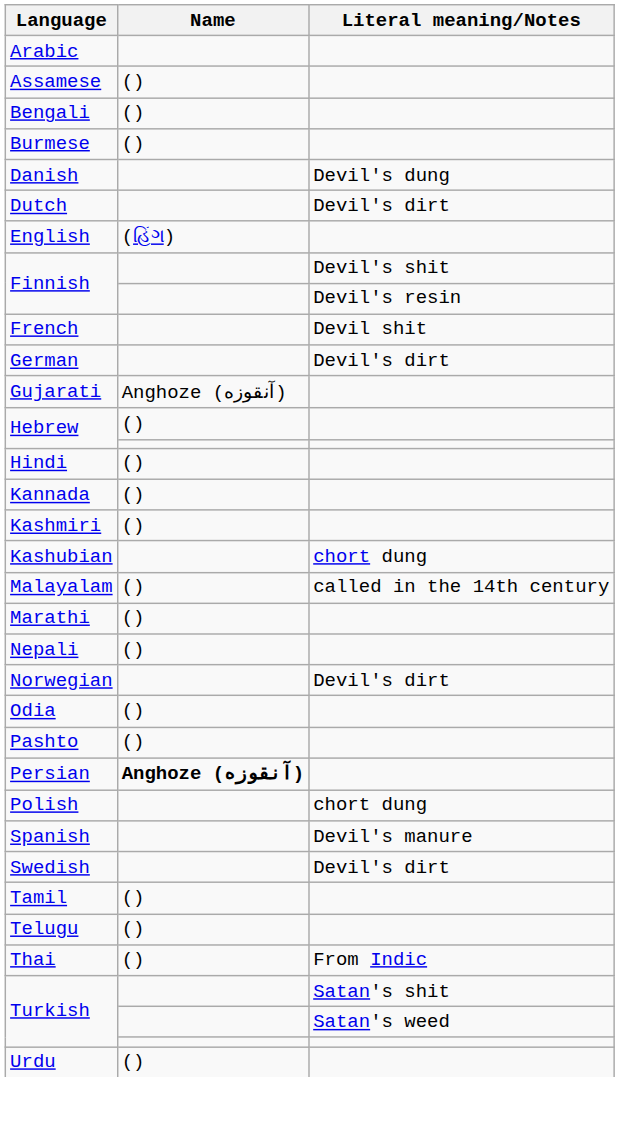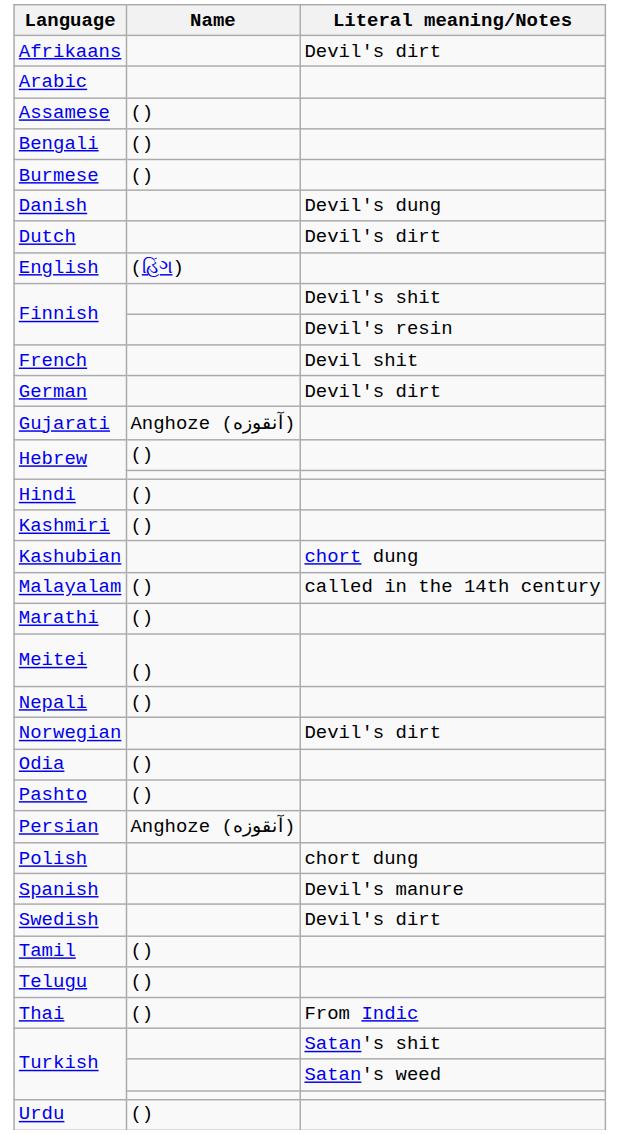+ row: (70, 51)
- row: (50, 495)
+ row: (53, 660)
(213, 775) bold -> (213, 827) normal
